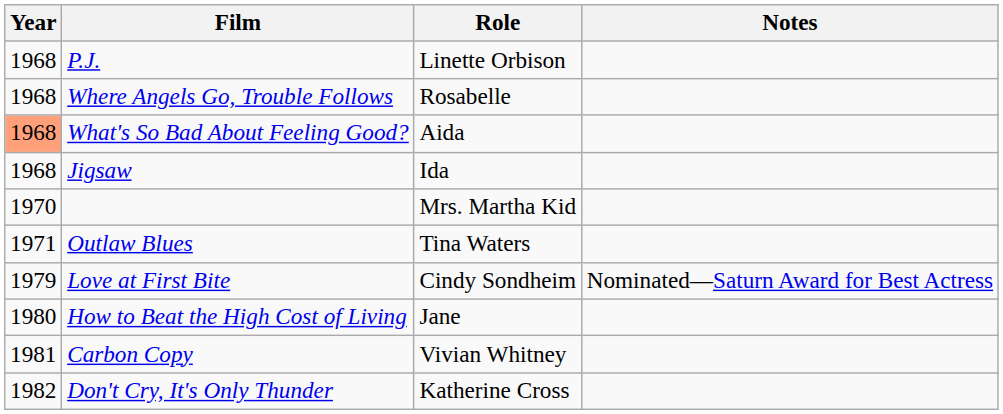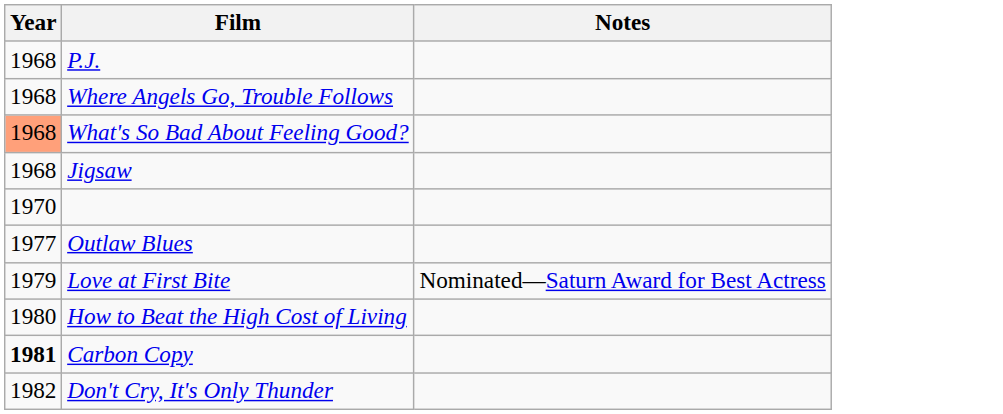- column: (498, 22)
(33, 243) 1971 -> (33, 243) 1977
(33, 354) normal -> (33, 354) bold
